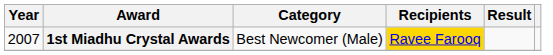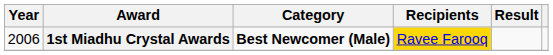(24, 38) 2007 -> (24, 38) 2006
(310, 38) normal -> (313, 38) bold
